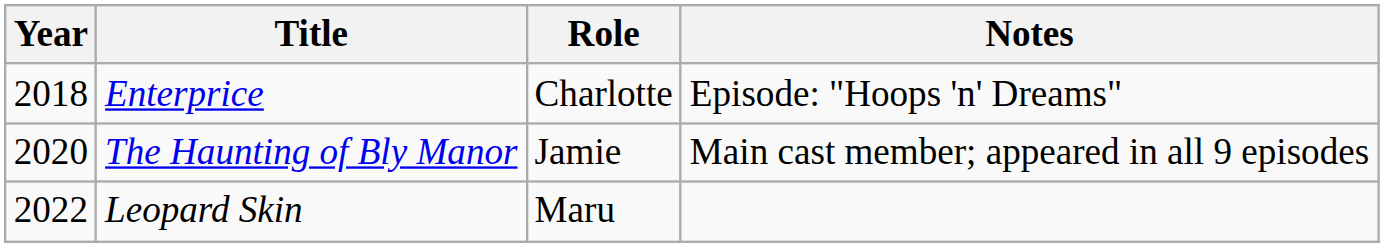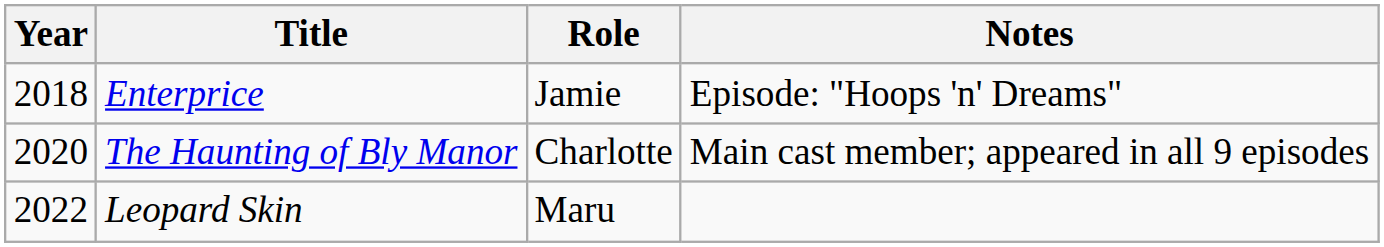(604, 92) Charlotte -> (578, 92) Jamie
(578, 151) Jamie -> (604, 151) Charlotte
